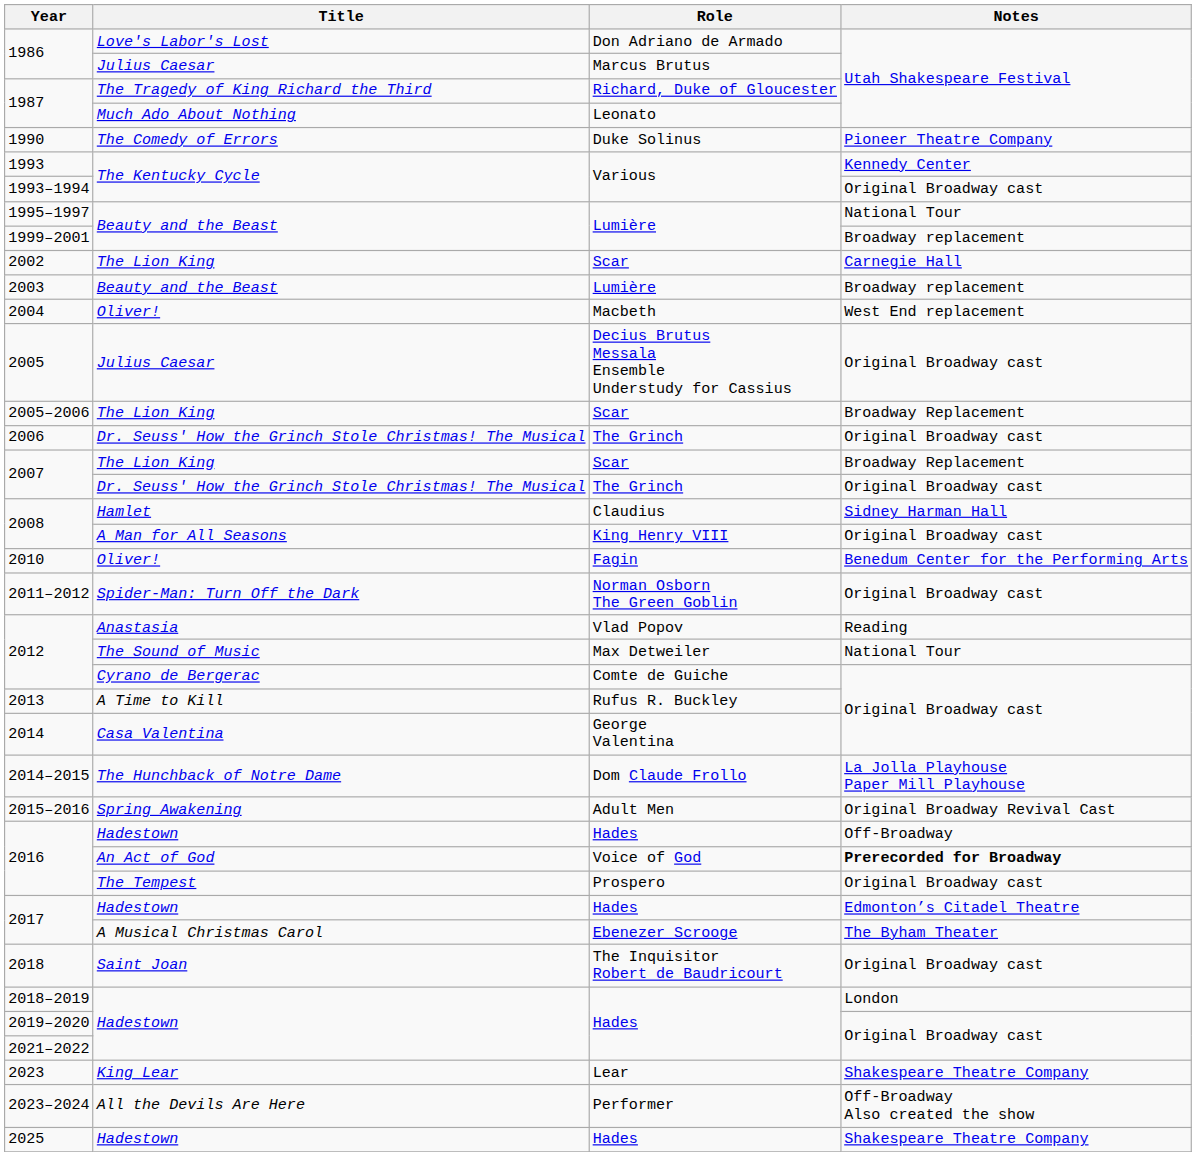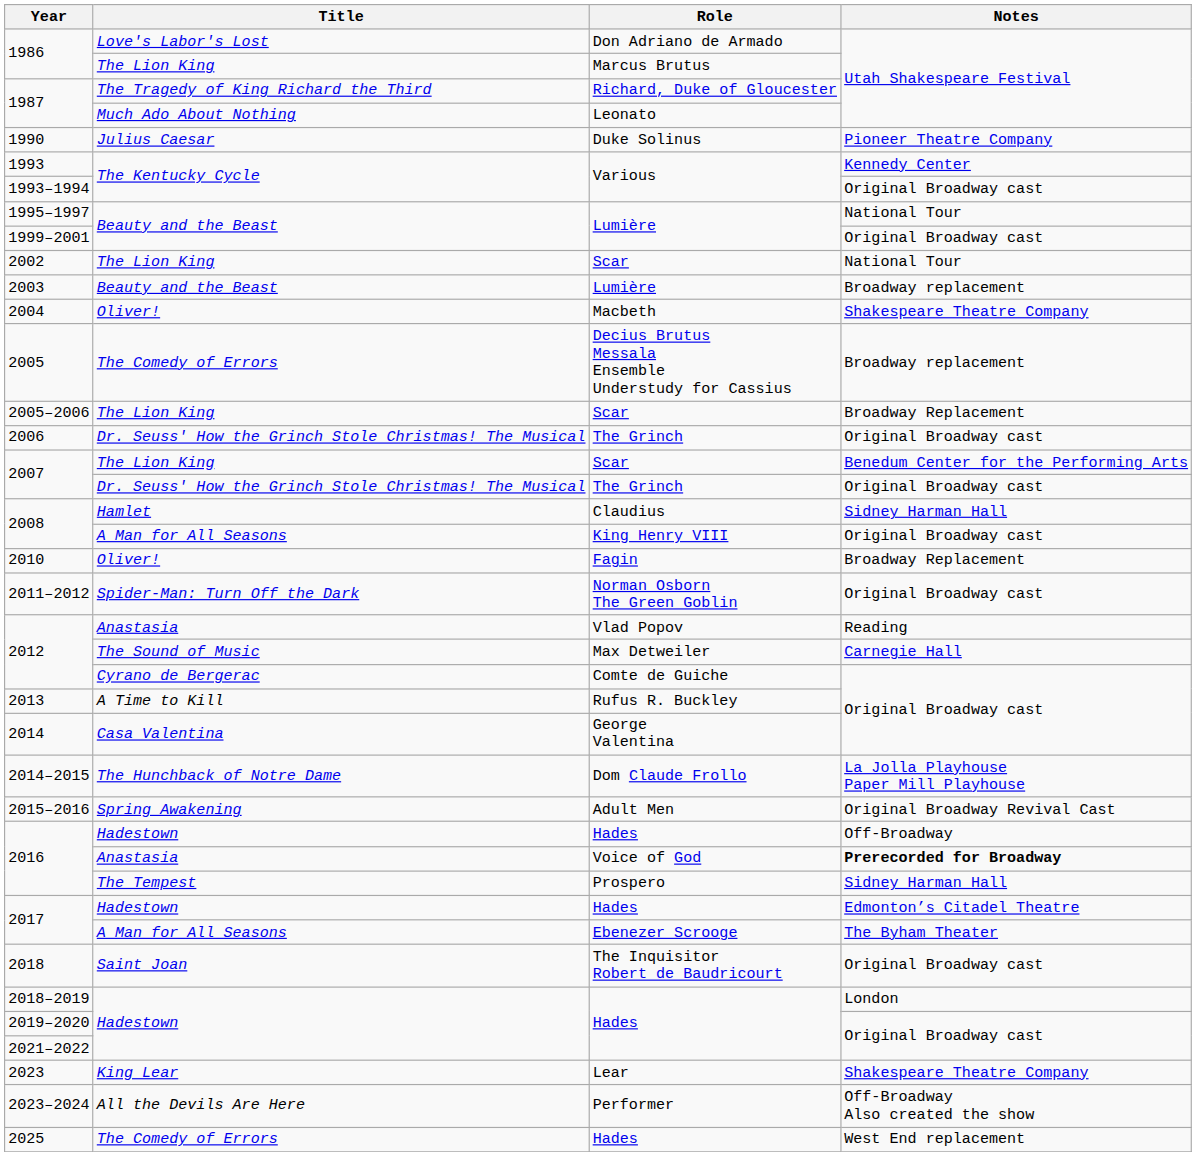(156, 66) Julius Caesar -> (156, 66) The Lion King
(187, 140) The Comedy of Errors -> (156, 140) Julius Caesar
(935, 238) Broadway replacement -> (944, 238) Original Broadway cast
(903, 263) Carnegie Hall -> (903, 263) National Tour
(935, 312) West End replacement -> (966, 312) Shakespeare Theatre Company
(156, 362) Julius Caesar -> (187, 362) The Comedy of Errors
(944, 362) Original Broadway cast -> (935, 362) Broadway replacement
(935, 462) Broadway Replacement -> (1016, 462) Benedum Center for the Performing Arts
(1016, 561) Benedum Center for the Performing Arts -> (935, 561) Broadway Replacement
(903, 652) National Tour -> (903, 652) Carnegie Hall
(156, 859) An Act of God -> (138, 859) Anastasia
(944, 883) Original Broadway cast -> (926, 883) Sidney Harman Hall
(210, 932) A Musical Christmas Carol -> (192, 932) A Man for All Seasons
(138, 1139) Hadestown -> (187, 1139) The Comedy of Errors
(966, 1139) Shakespeare Theatre Company -> (935, 1139) West End replacement
